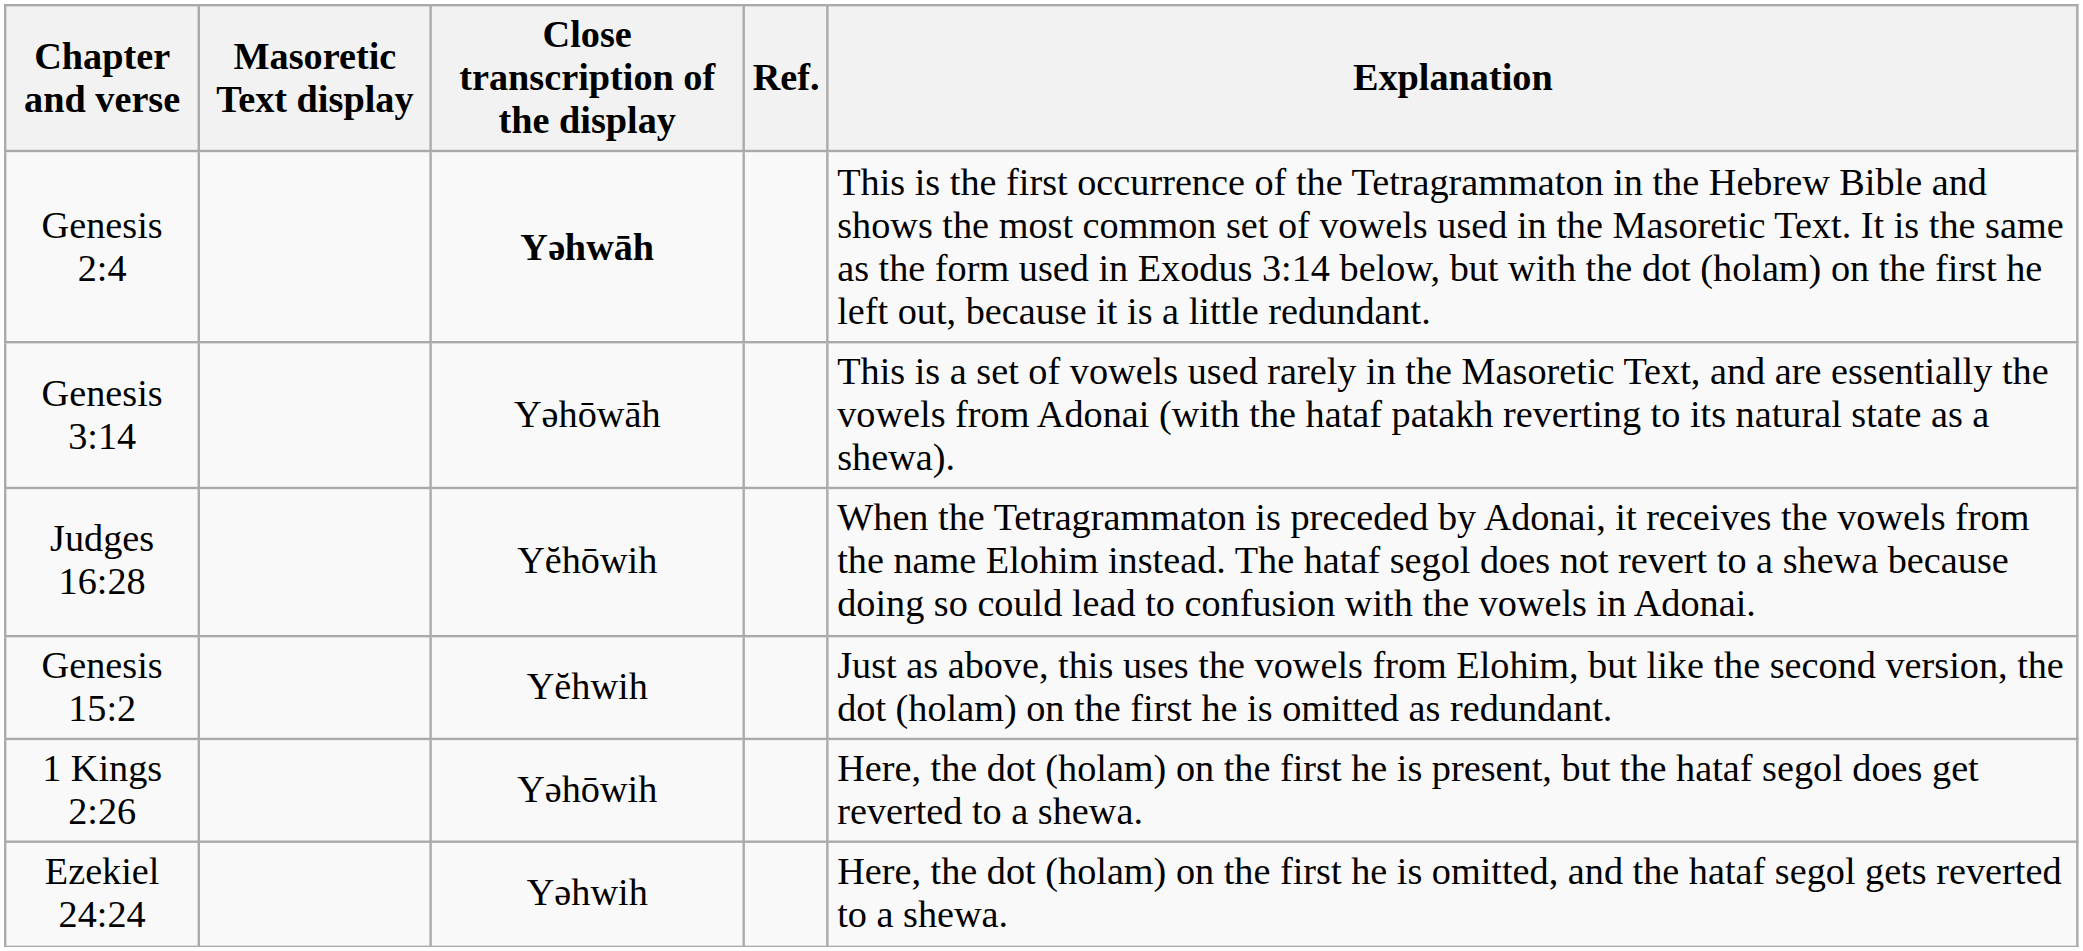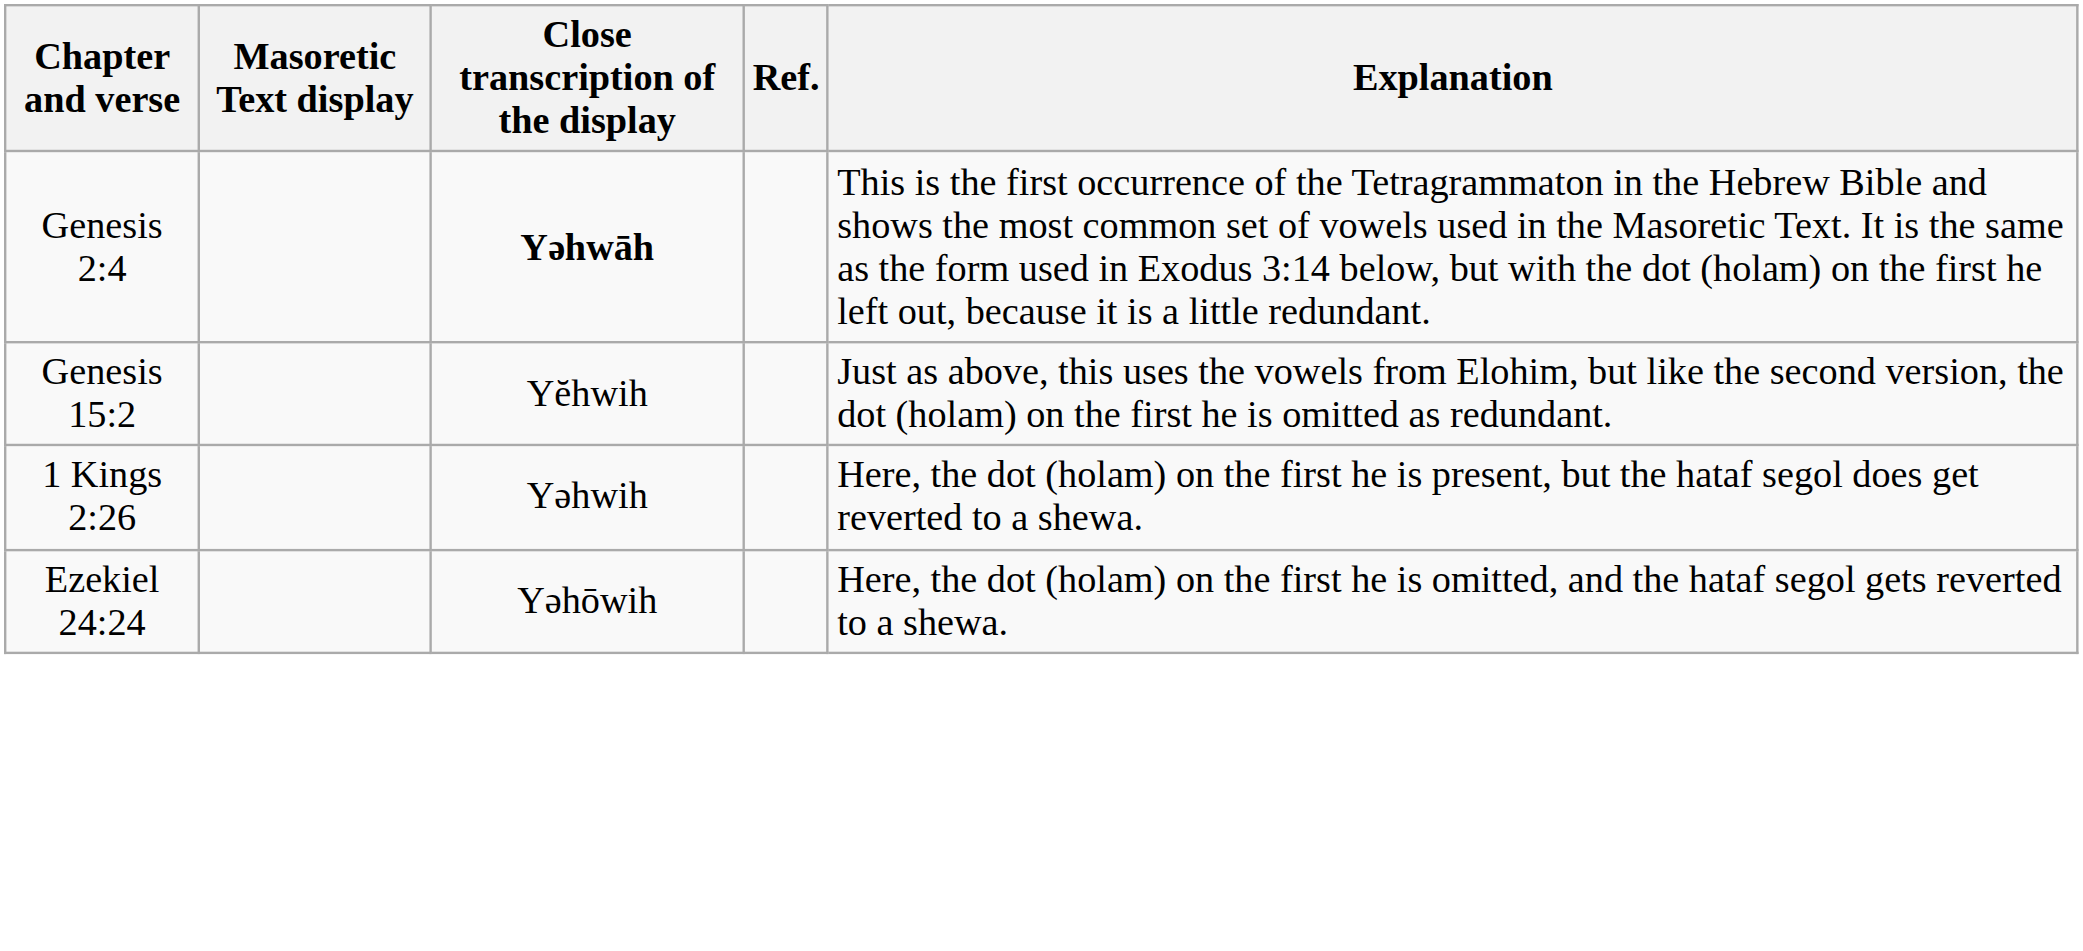- row: (102, 414)
- row: (102, 560)
(587, 789) Yǝhōwih -> (587, 496) Yǝhwih
(587, 893) Yǝhwih -> (587, 600) Yǝhōwih
